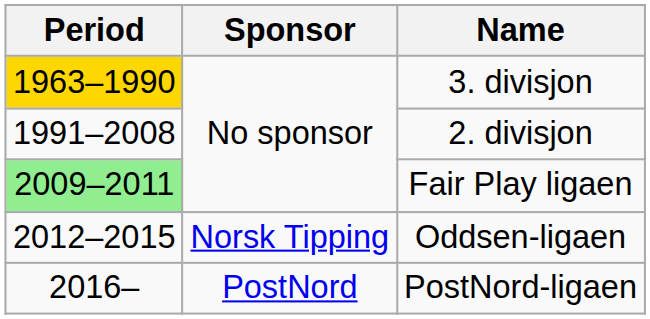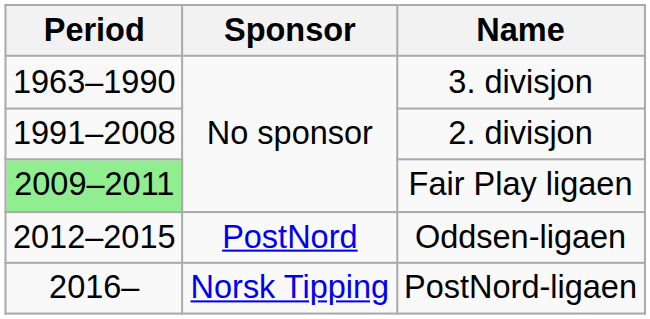(94, 81) gold background -> (94, 81) no background
(290, 236) Norsk Tipping -> (290, 236) PostNord
(290, 287) PostNord -> (290, 287) Norsk Tipping
